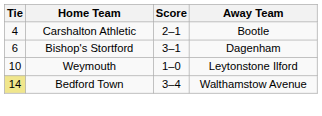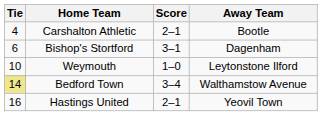+ row: (89, 102)
